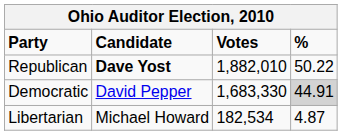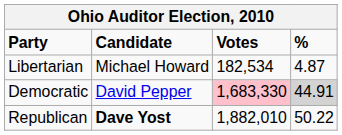rows swapped: (48, 67) <-> (46, 117)
(252, 92) no background -> (252, 92) pink background
